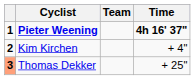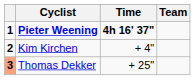columns swapped: (117, 13) <-> (162, 13)
